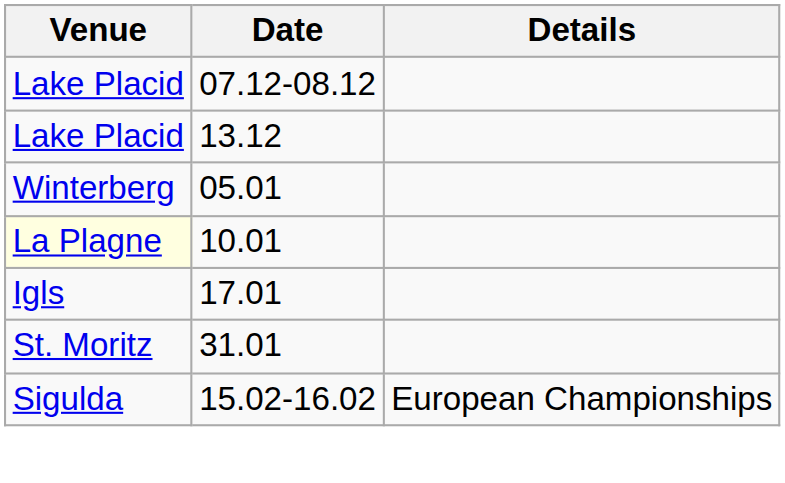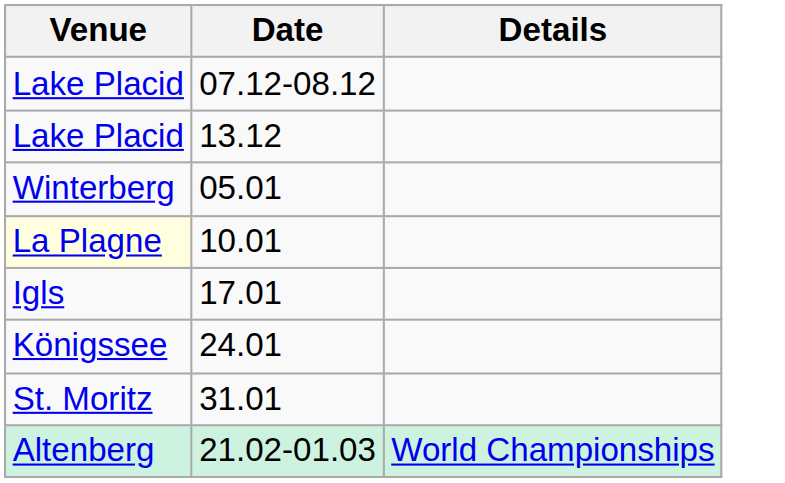+ row: (241, 345)
- row: (288, 398)
+ row: (288, 450)
